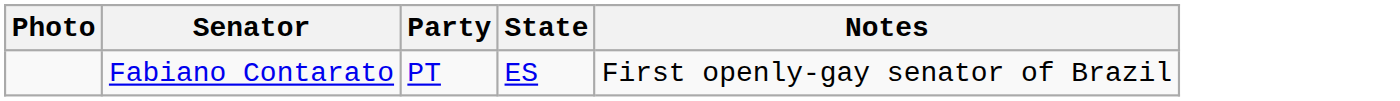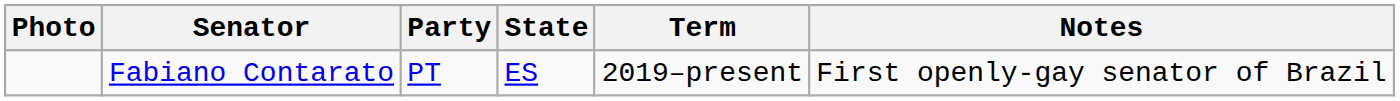+ column: (702, 28)
